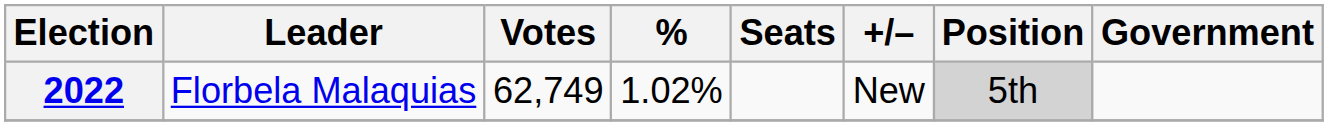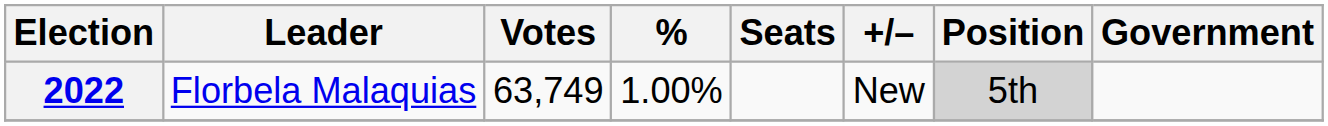(548, 90) 62,749 -> (548, 90) 63,749
(672, 90) 1.02% -> (672, 90) 1.00%
